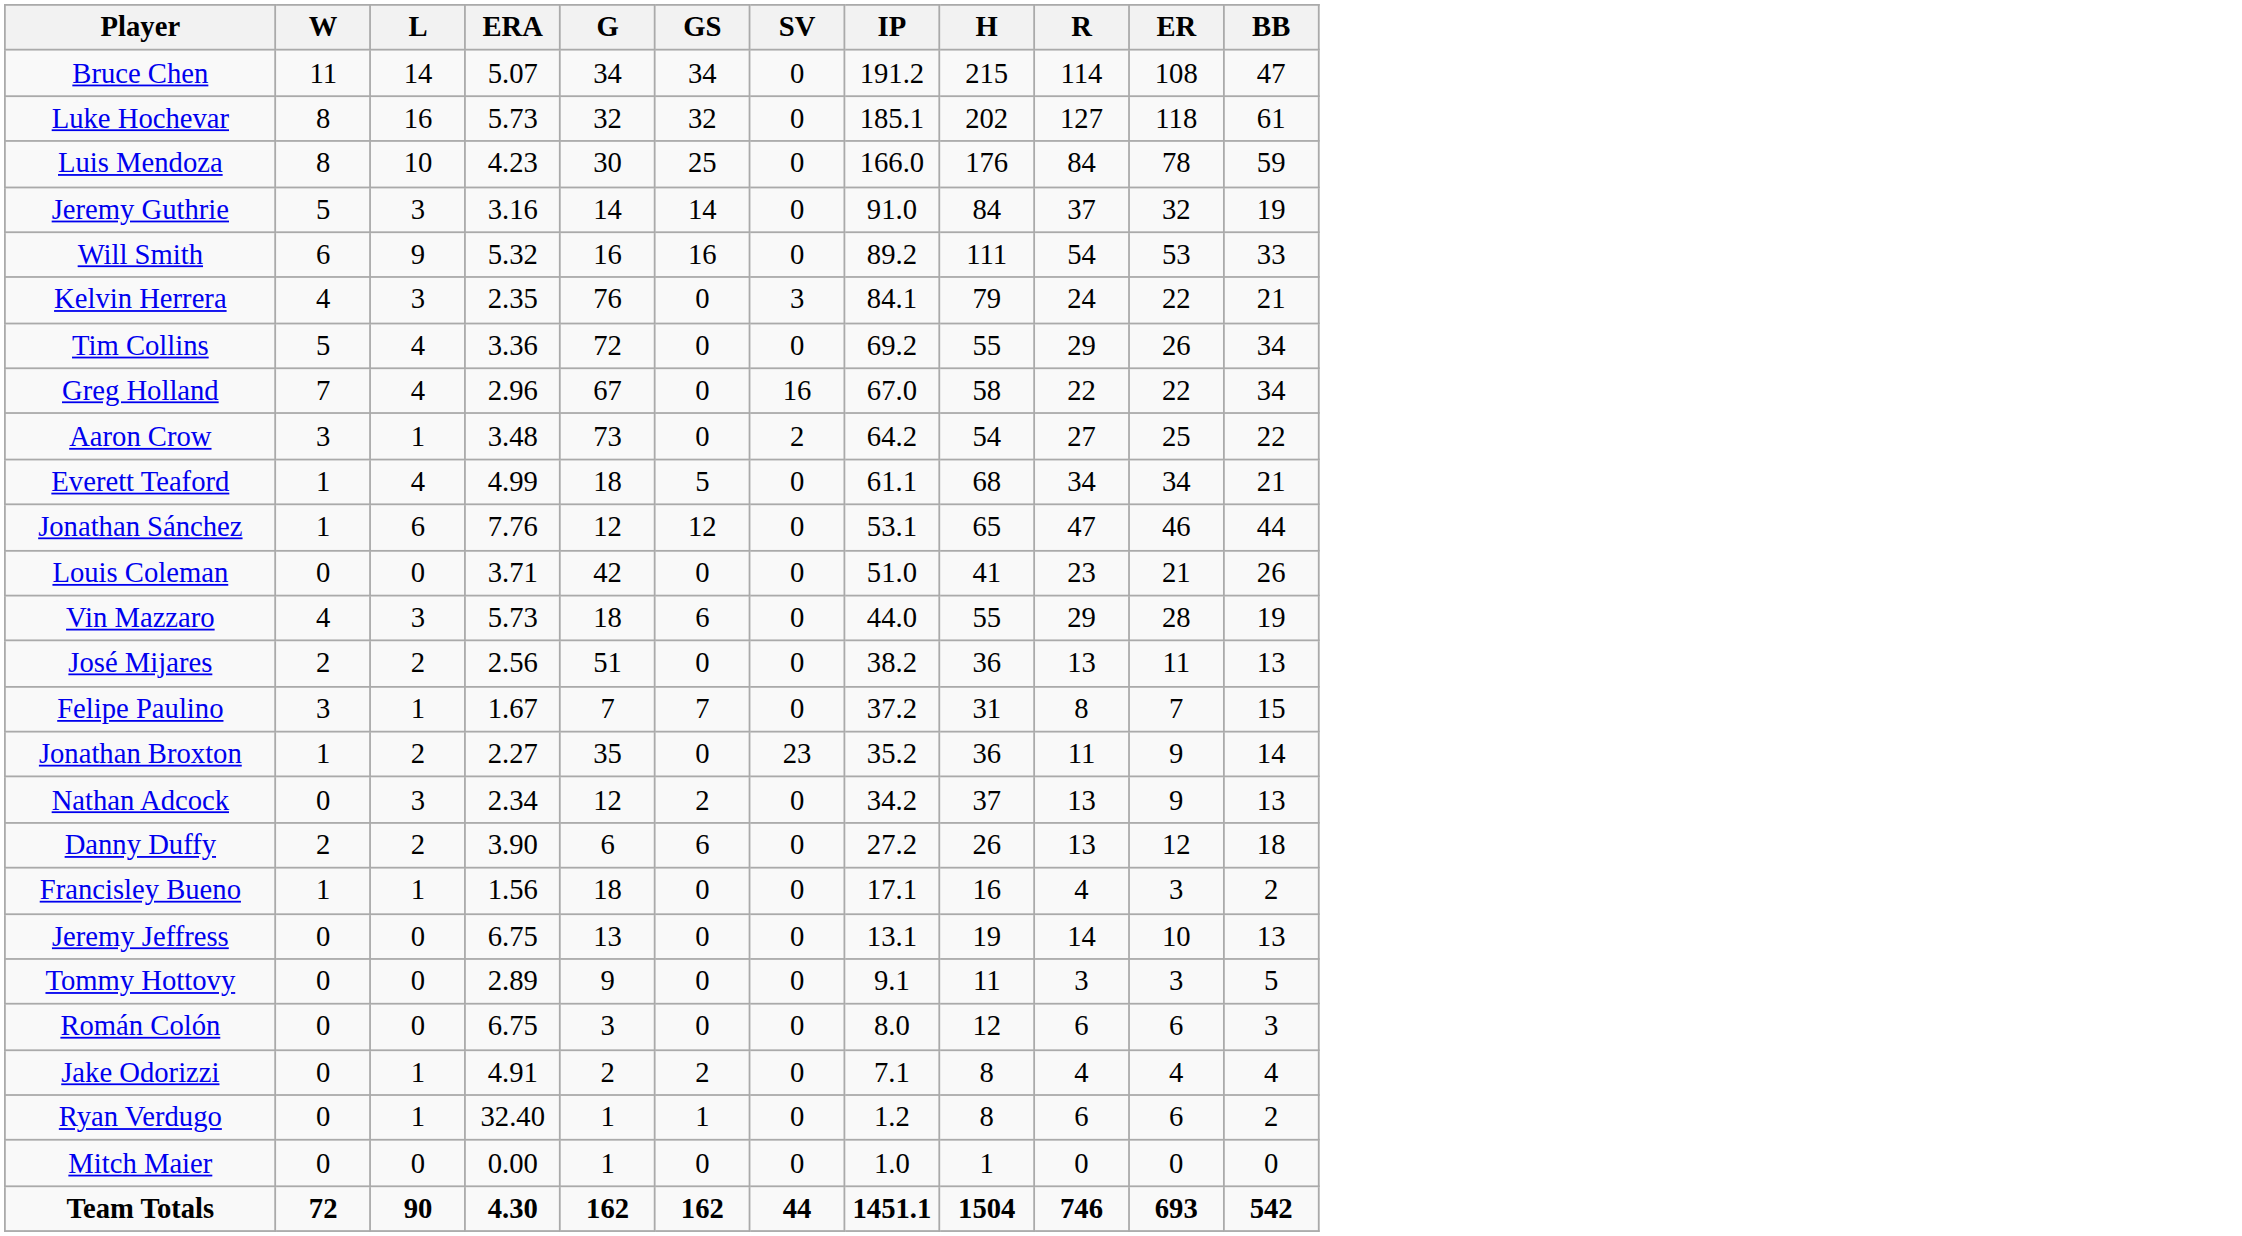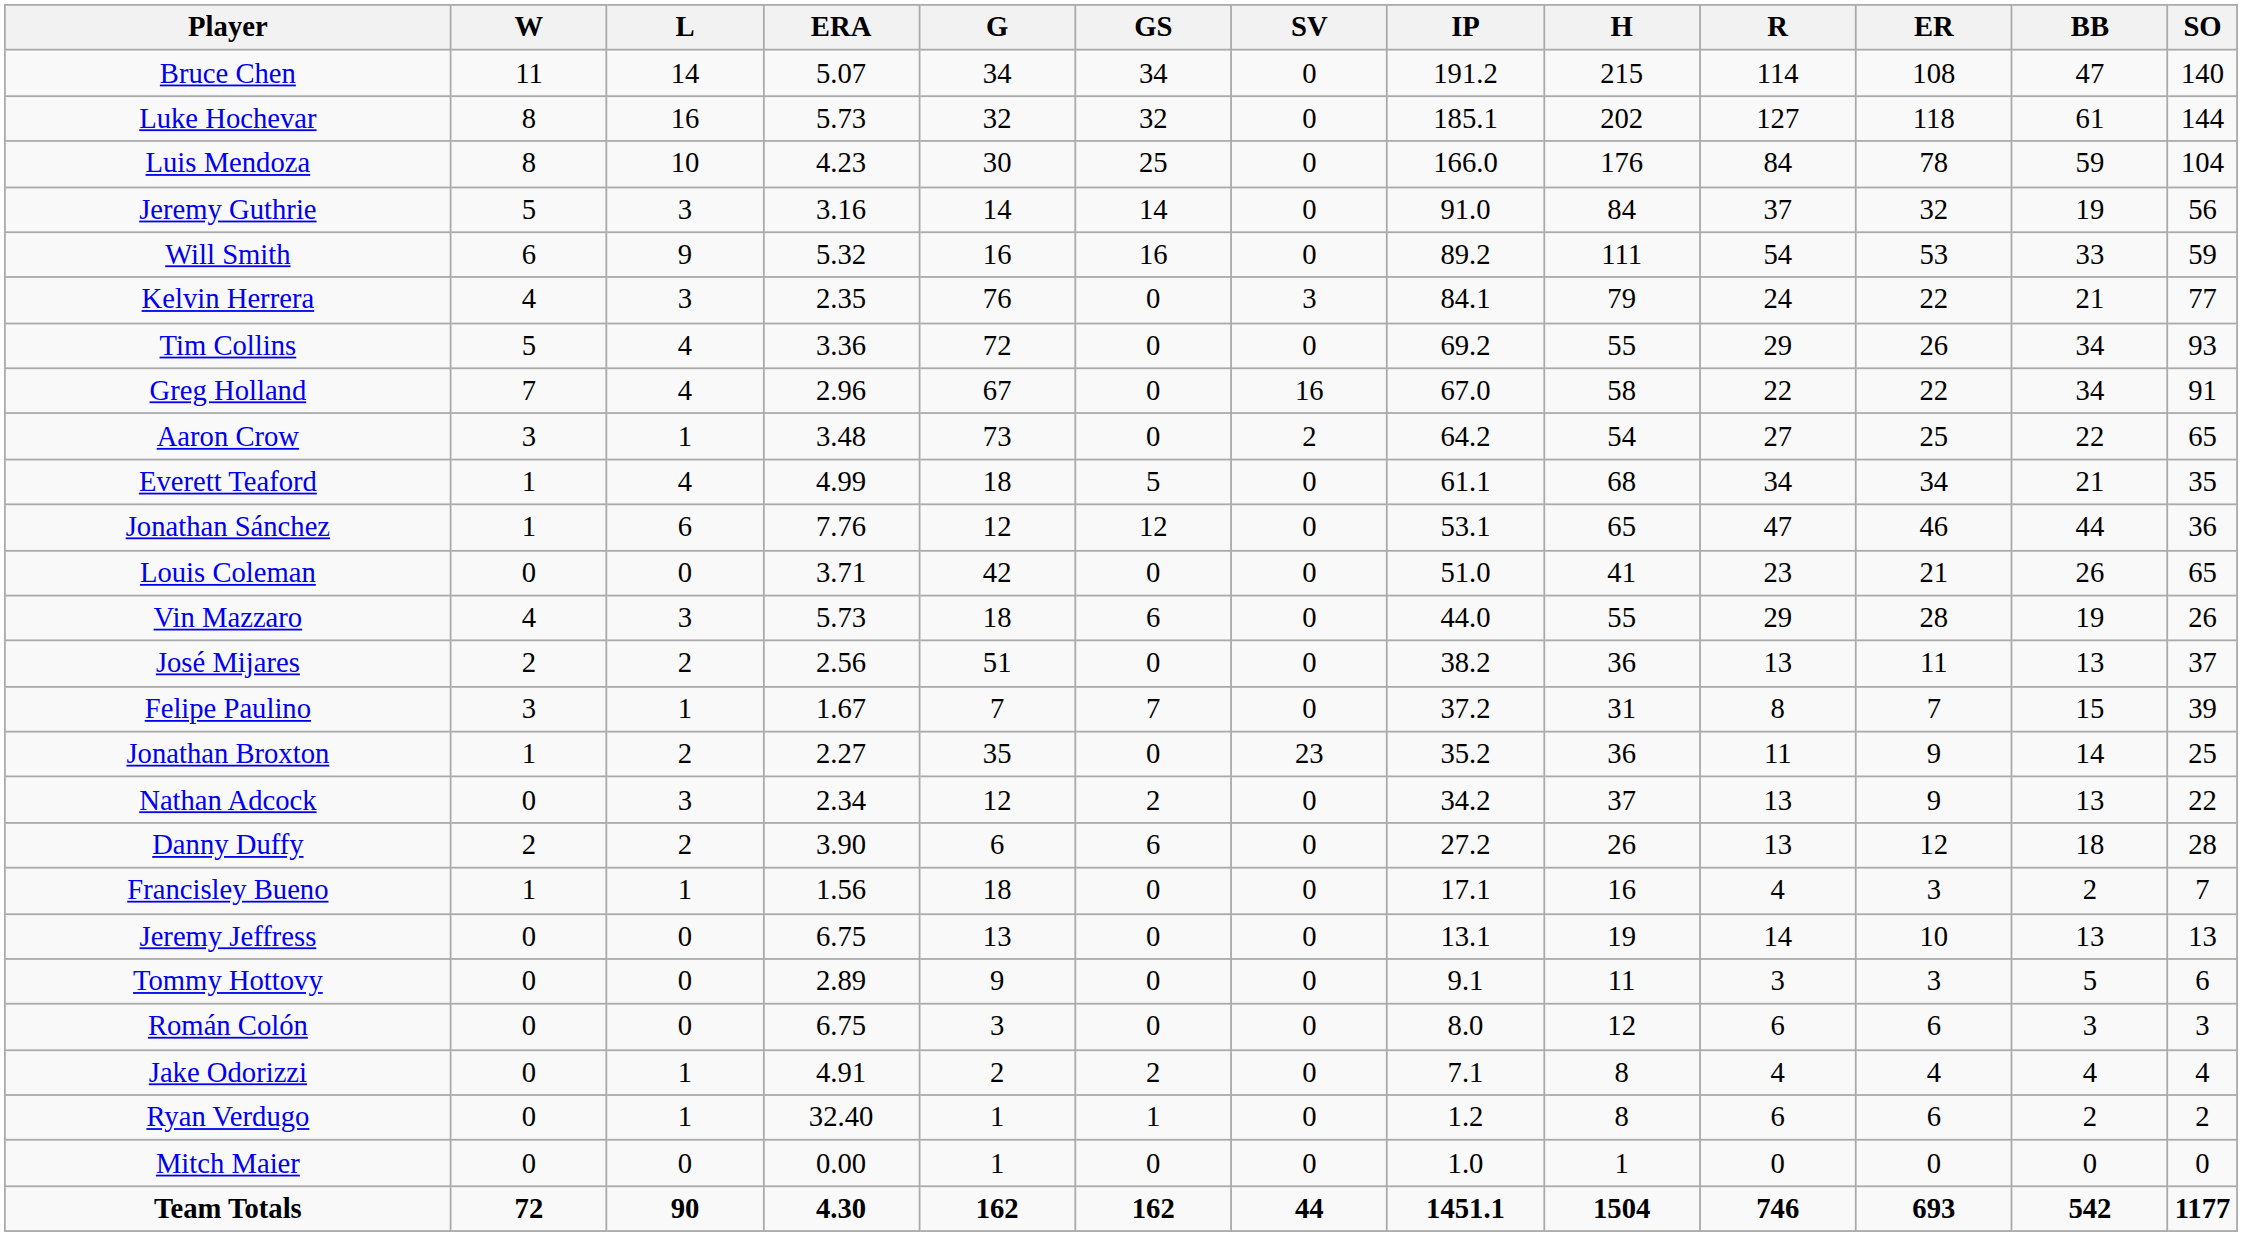+ column: (2202, 27)
